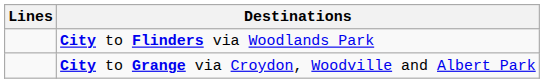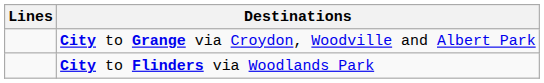rows swapped: (217, 41) <-> (298, 65)
